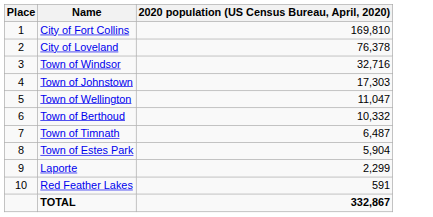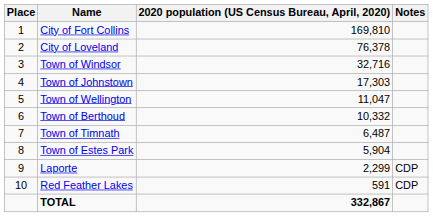+ column: (410, 13)
